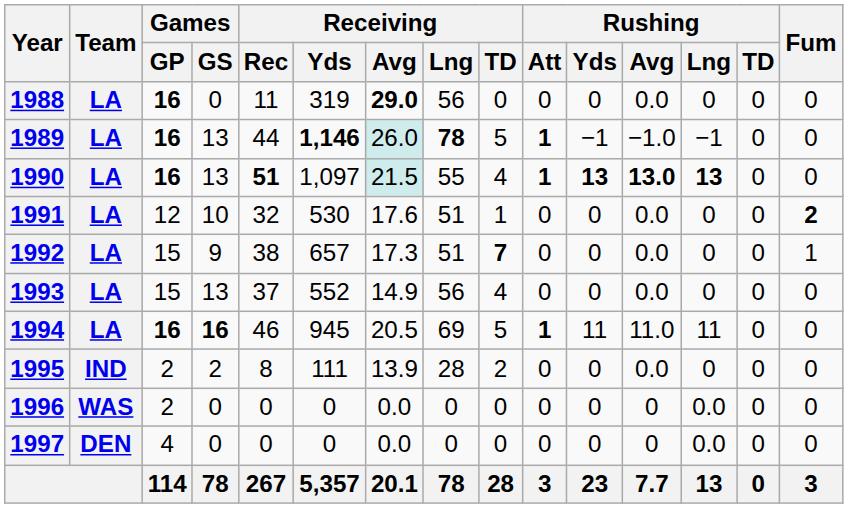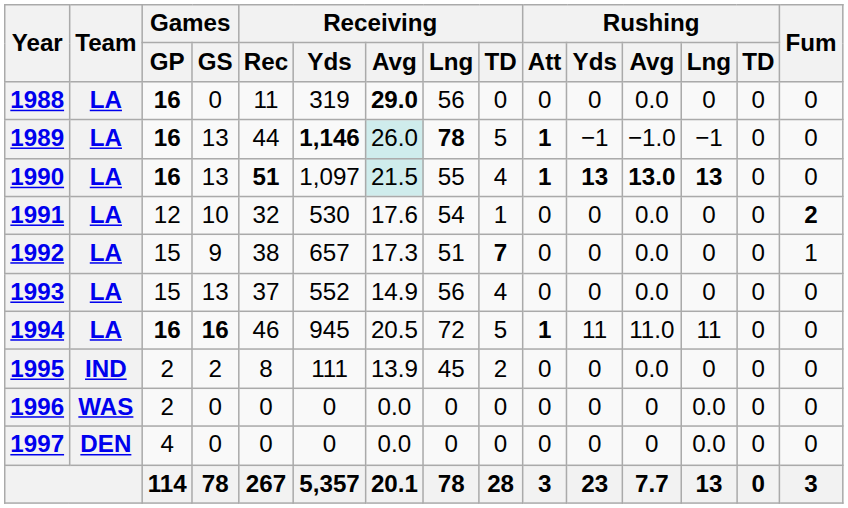(451, 215) 51 -> (451, 215) 54
(451, 330) 69 -> (451, 330) 72
(451, 368) 28 -> (451, 368) 45
